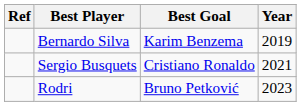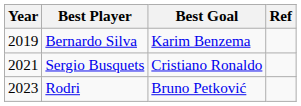columns swapped: (277, 16) <-> (19, 16)
